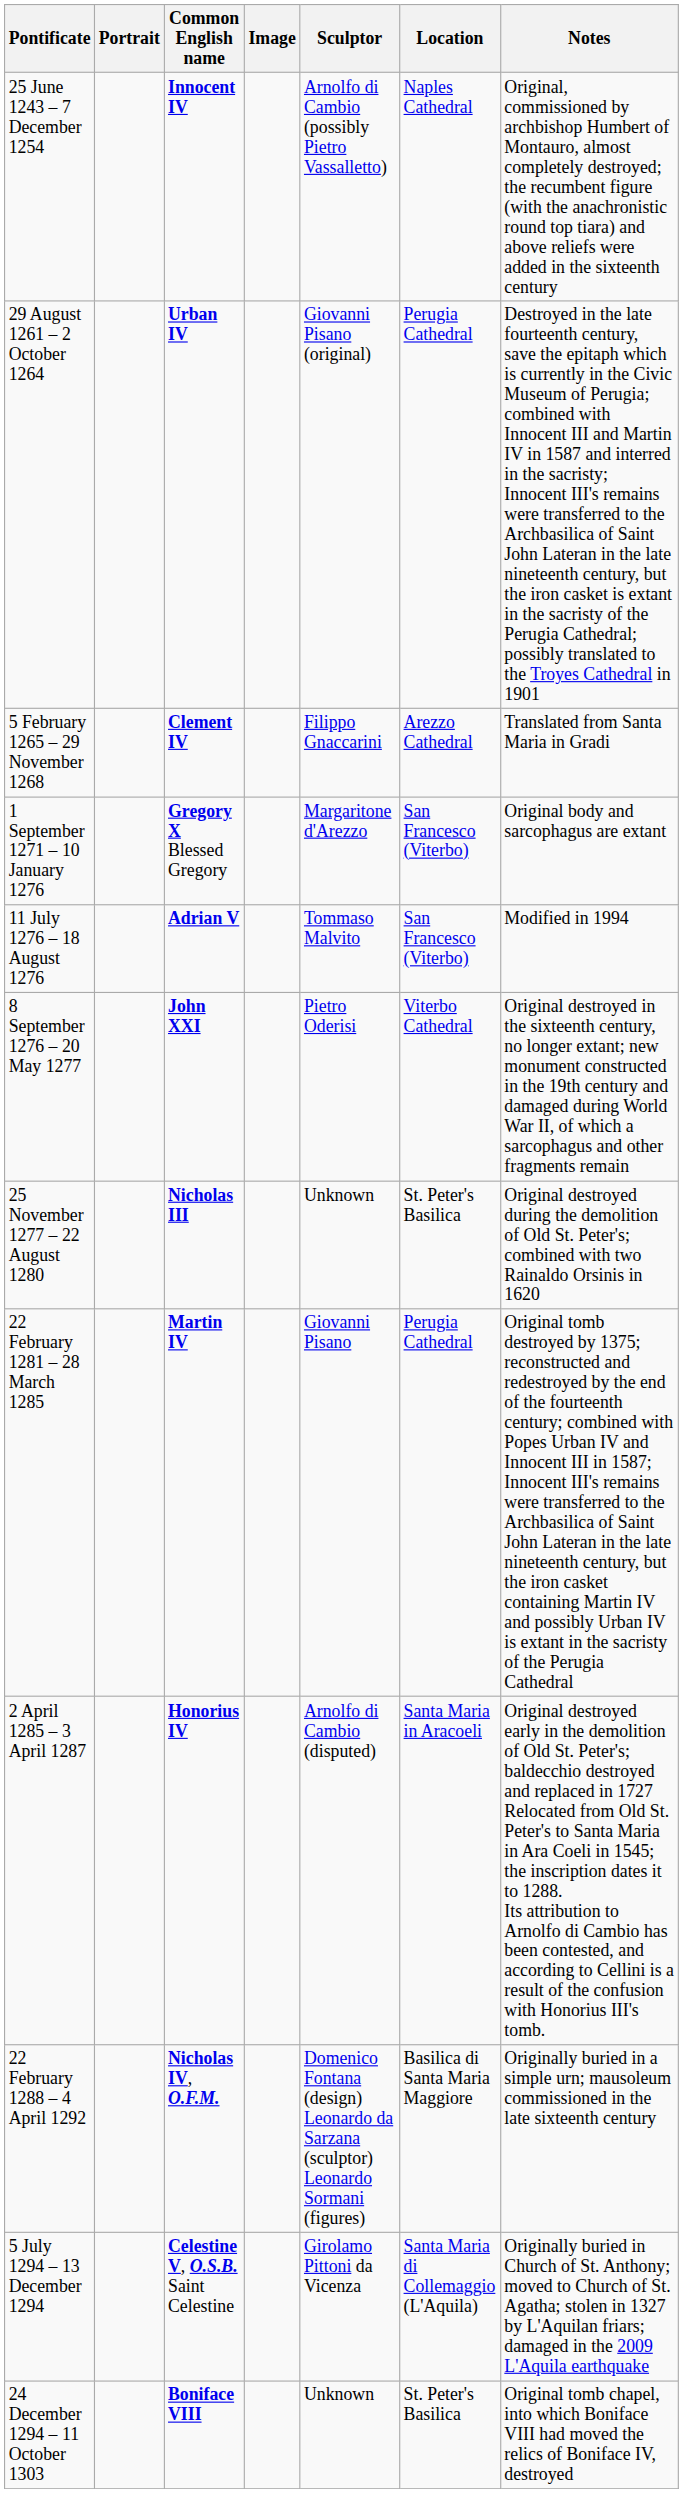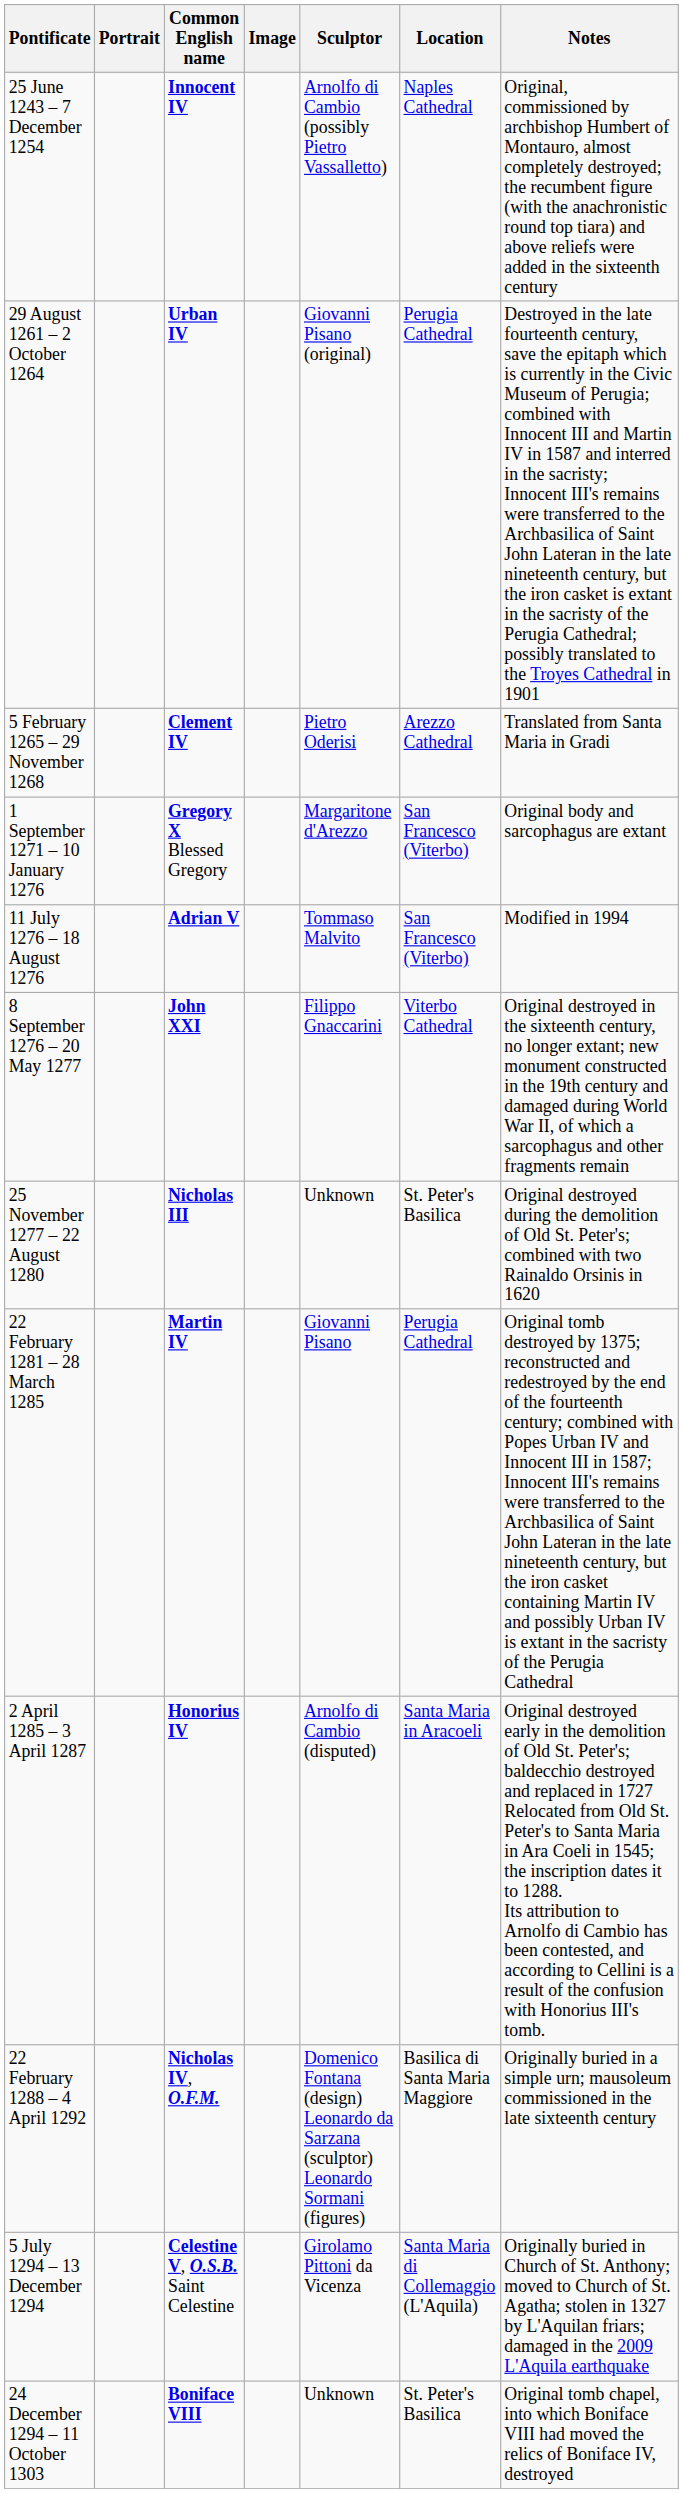(343, 732) Filippo Gnaccarini -> (330, 732) Pietro Oderisi
(330, 1016) Pietro Oderisi -> (343, 1016) Filippo Gnaccarini
